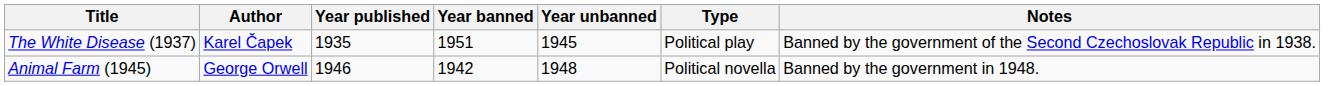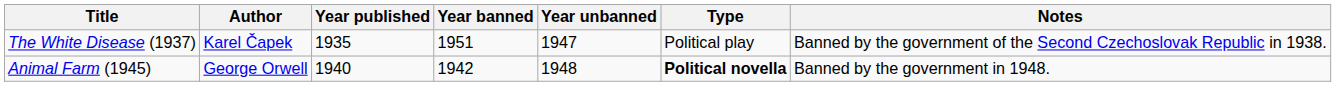(559, 42) 1945 -> (559, 42) 1947
(333, 68) 1946 -> (333, 68) 1940
(720, 68) normal -> (725, 68) bold
